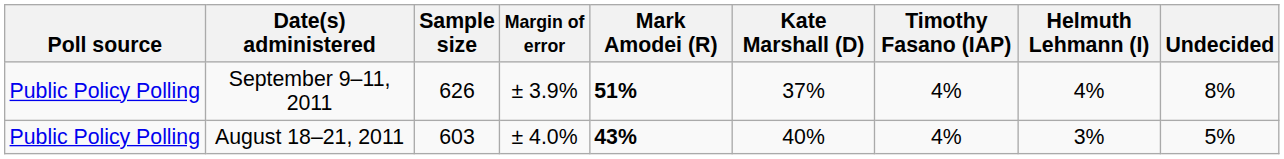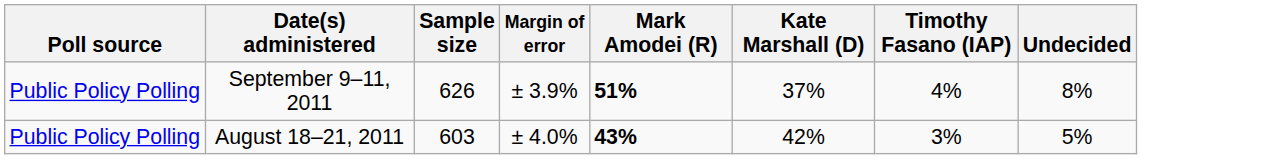- column: (1089, 33)
(804, 136) 40% -> (804, 136) 42%
(946, 136) 4% -> (946, 136) 3%
